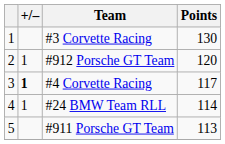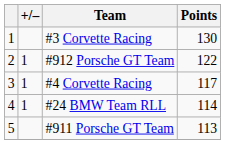(207, 61) 120 -> (207, 61) 122
(24, 83) bold -> (24, 83) normal
